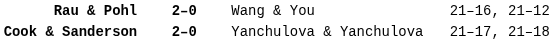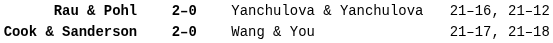(273, 12) Wang & You -> (327, 12) Yanchulova & Yanchulova
(327, 32) Yanchulova & Yanchulova -> (273, 32) Wang & You
